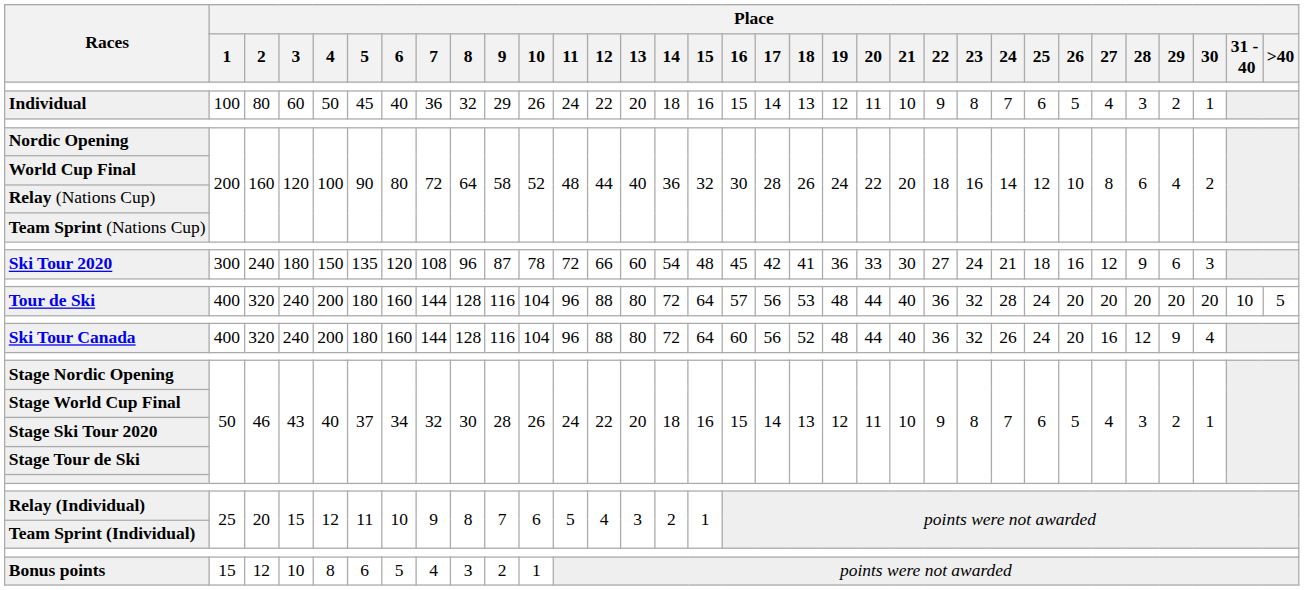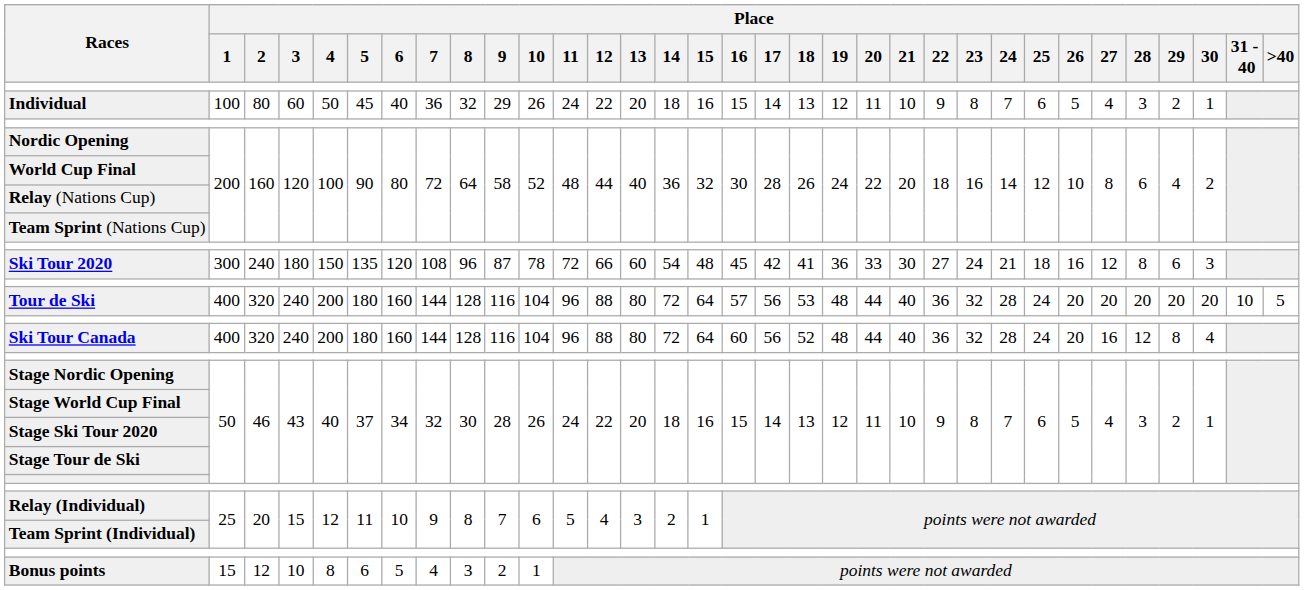(1143, 263) 9 -> (1143, 263) 8
(1008, 337) 26 -> (1008, 337) 28
(1176, 337) 9 -> (1176, 337) 8
